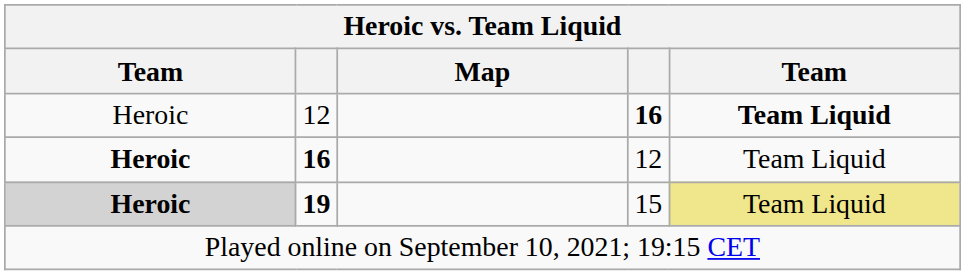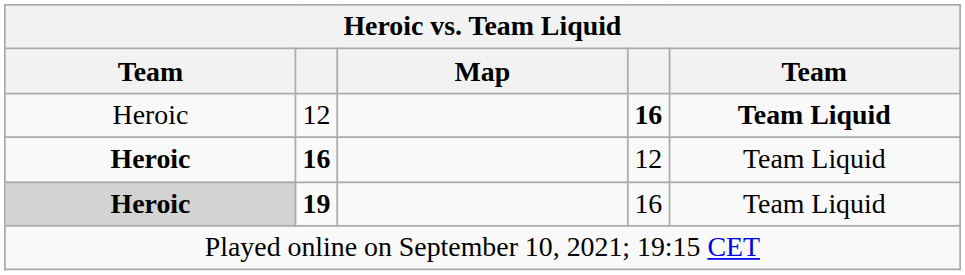(648, 203) 15 -> (648, 203) 16
(814, 203) khaki background -> (814, 203) no background
